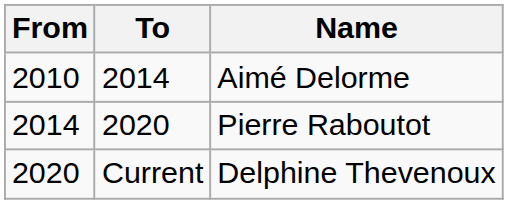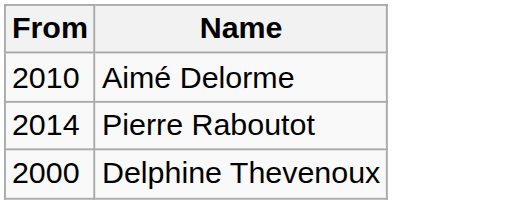- column: (153, 28)
(46, 173) 2020 -> (46, 173) 2000
